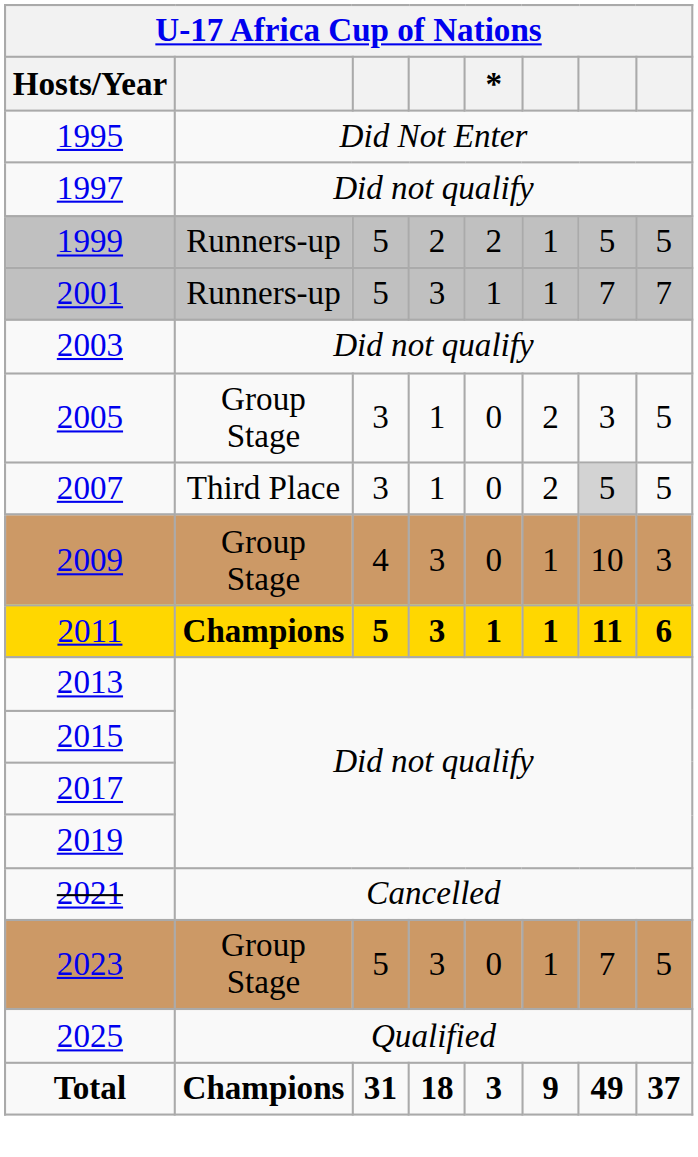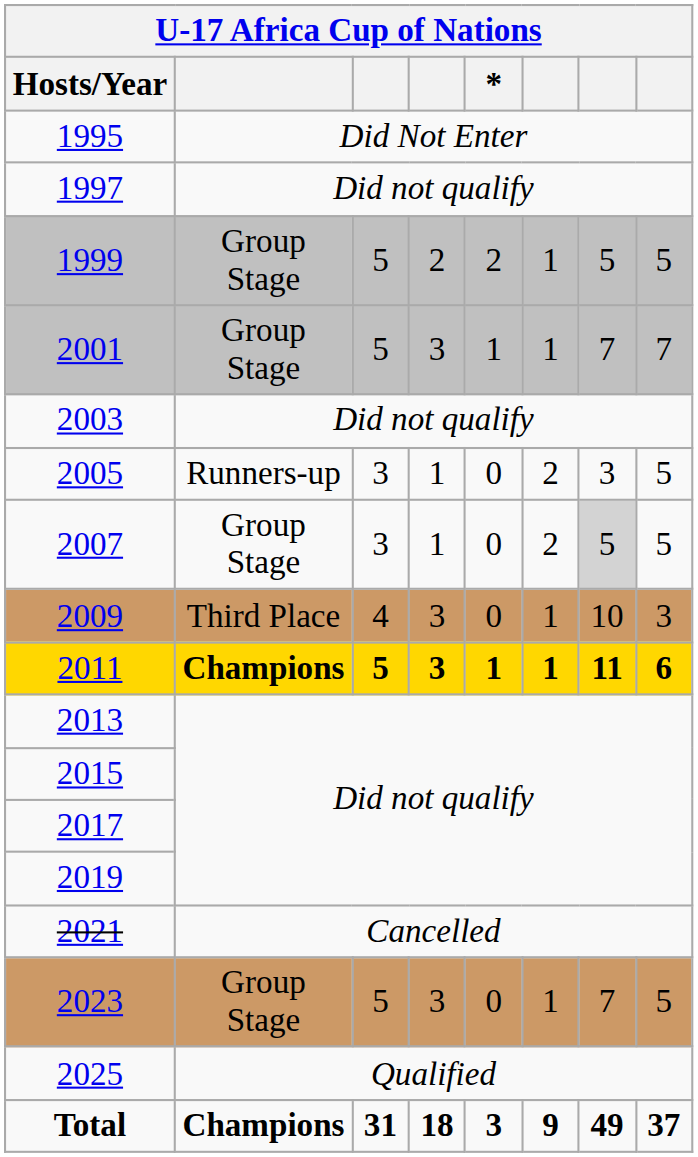(263, 240) Runners-up -> (263, 259) Group Stage
(263, 293) Runners-up -> (263, 349) Group Stage
(263, 417) Group Stage -> (263, 472) Runners-up
(263, 488) Third Place -> (263, 544) Group Stage
(263, 559) Group Stage -> (263, 615) Third Place
